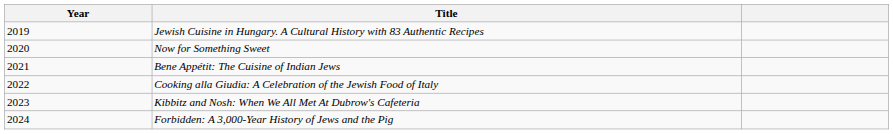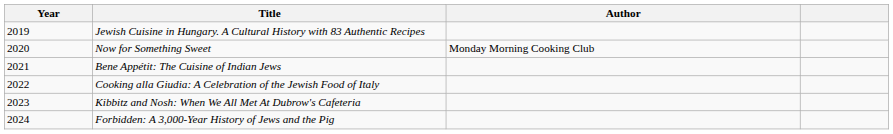+ column: (623, 13)
